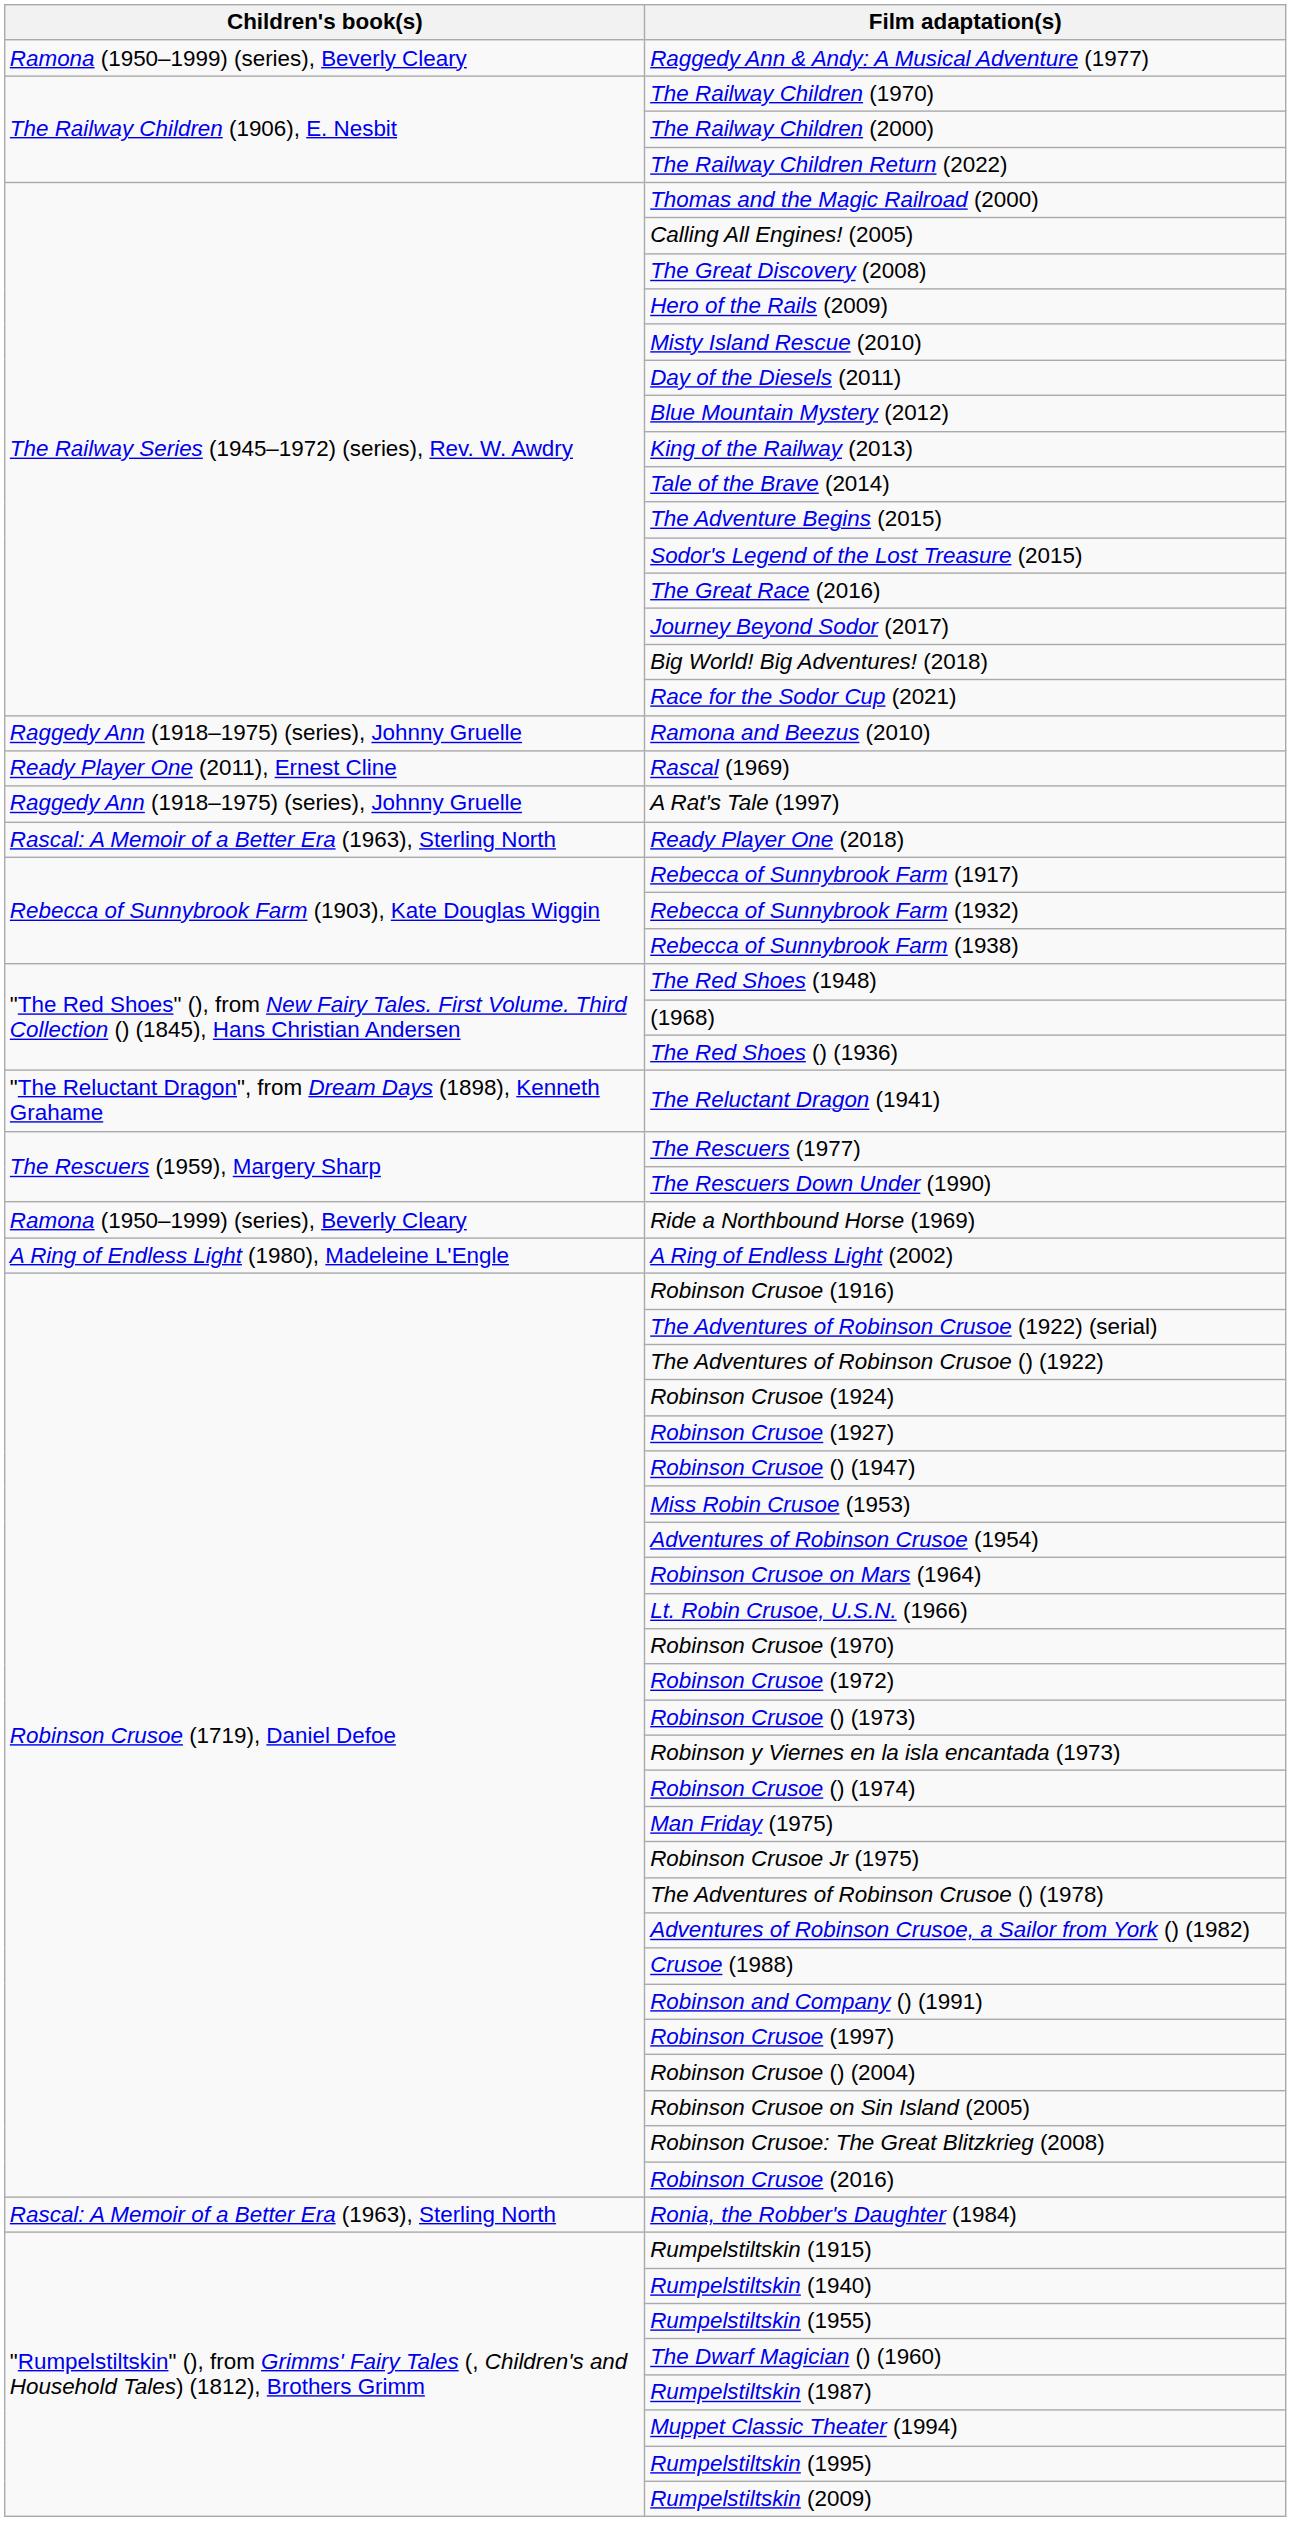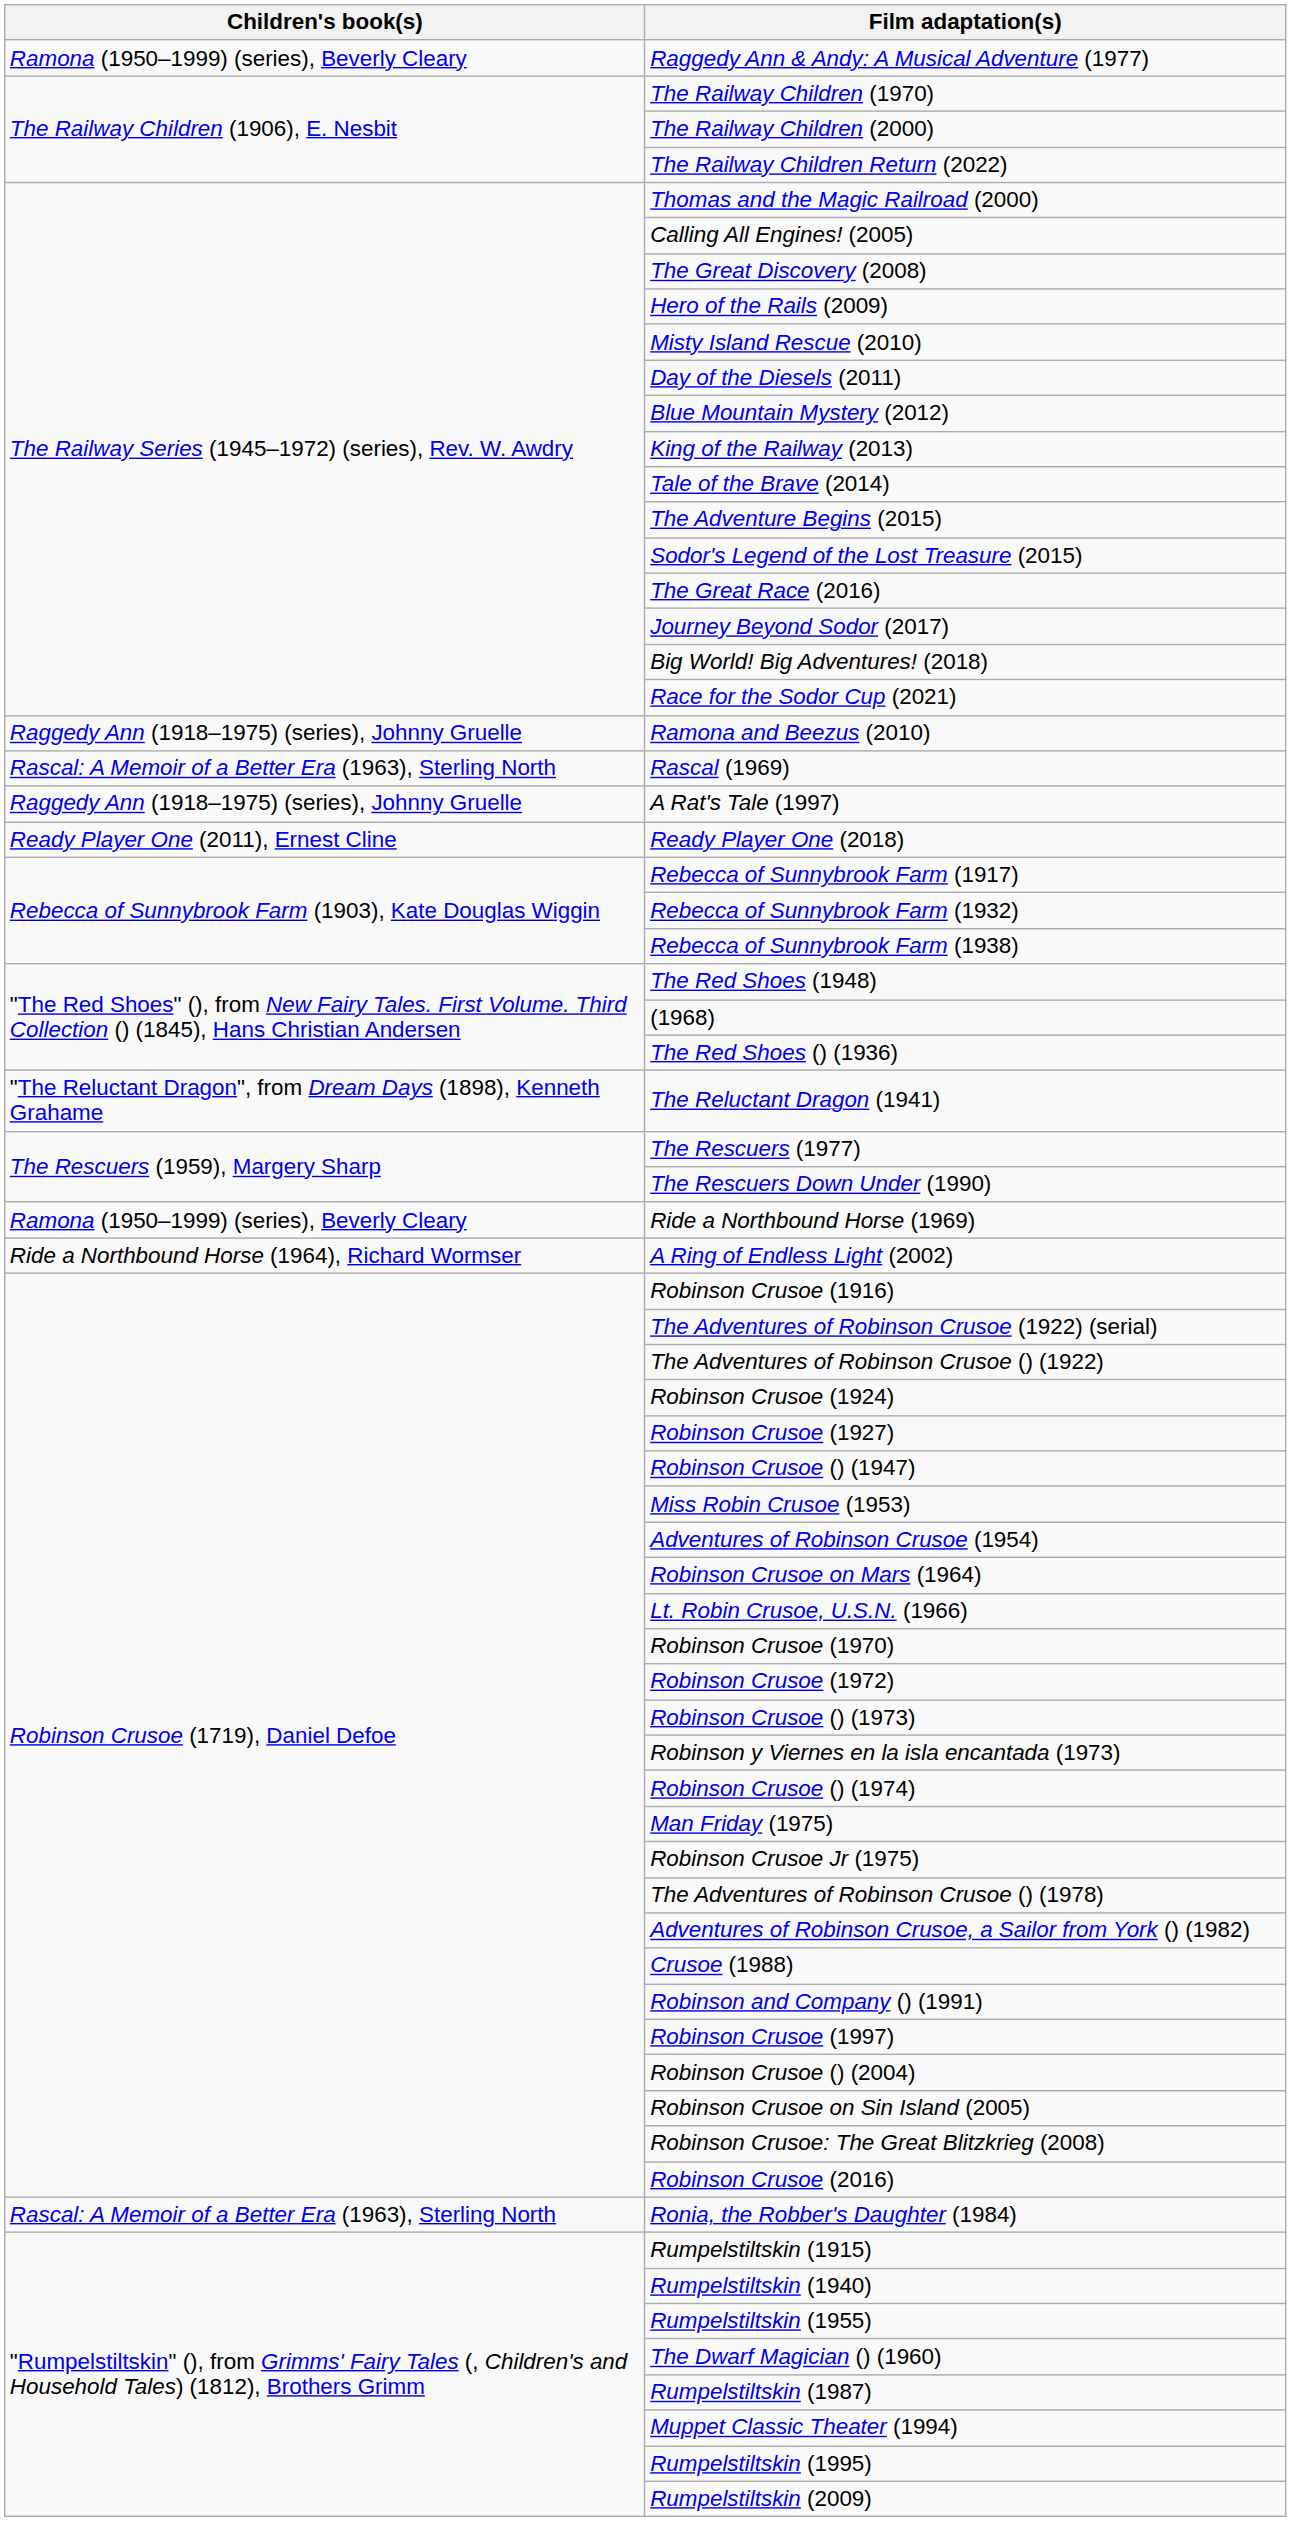(203, 768) Ready Player One (2011), Ernest Cline -> (283, 768) Rascal: A Memoir of a Better Era (1963), Sterling North
(283, 839) Rascal: A Memoir of a Better Era (1963), Sterling North -> (203, 839) Ready Player One (2011), Ernest Cline
(259, 1255) A Ring of Endless Light (1980), Madeleine L'Engle -> (266, 1255) Ride a Northbound Horse (1964), Richard Wormser
